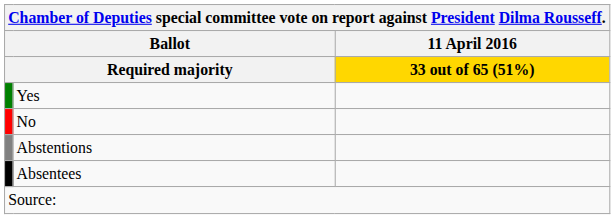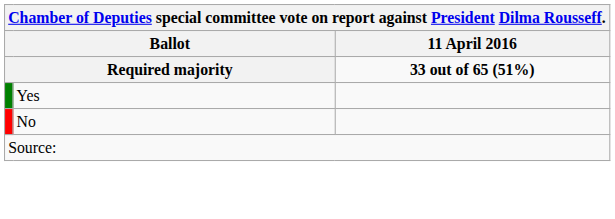(472, 69) gold background -> (472, 69) no background
- row: (54, 148)
- row: (49, 174)
